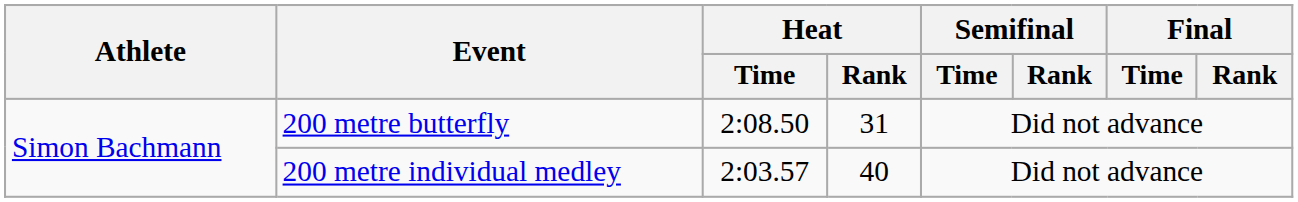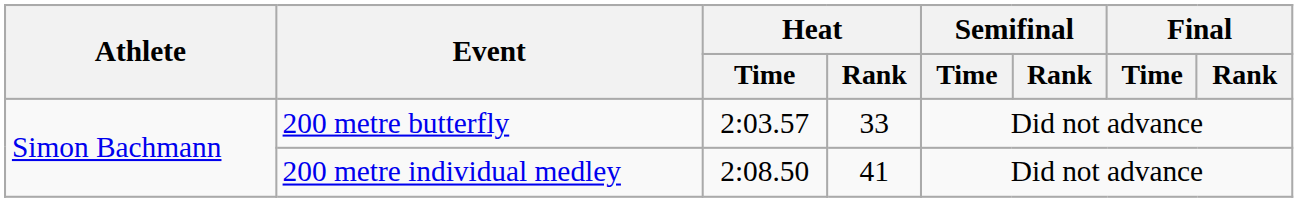(765, 123) 2:08.50 -> (765, 123) 2:03.57
(874, 123) 31 -> (874, 123) 33
(765, 171) 2:03.57 -> (765, 171) 2:08.50
(874, 171) 40 -> (874, 171) 41
